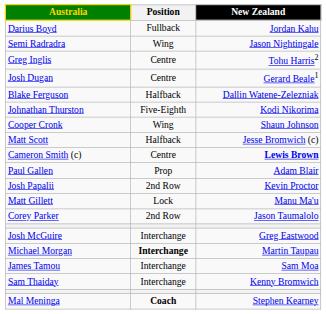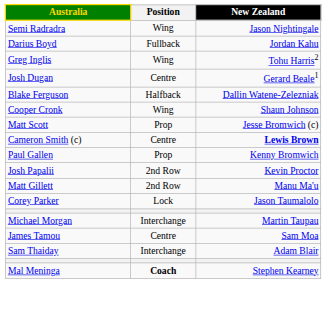rows swapped: (32, 28) <-> (37, 43)
(163, 60) Centre -> (163, 60) Wing
- row: (46, 109)
(163, 140) Halfback -> (163, 125) Prop
(296, 170) Adam Blair -> (284, 155) Kenny Bromwich
(163, 201) Lock -> (163, 185) 2nd Row
(163, 216) 2nd Row -> (163, 201) Lock
- row: (35, 236)
(163, 251) bold -> (163, 220) normal
(163, 266) Interchange -> (163, 236) Centre
(284, 281) Kenny Bromwich -> (296, 251) Adam Blair
